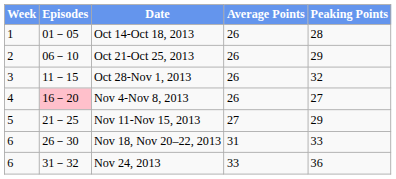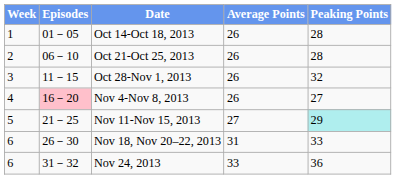(317, 56) 29 -> (317, 56) 28
(317, 120) no background -> (317, 120) paleturquoise background
